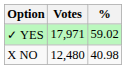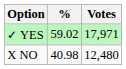columns swapped: (68, 14) <-> (105, 14)
